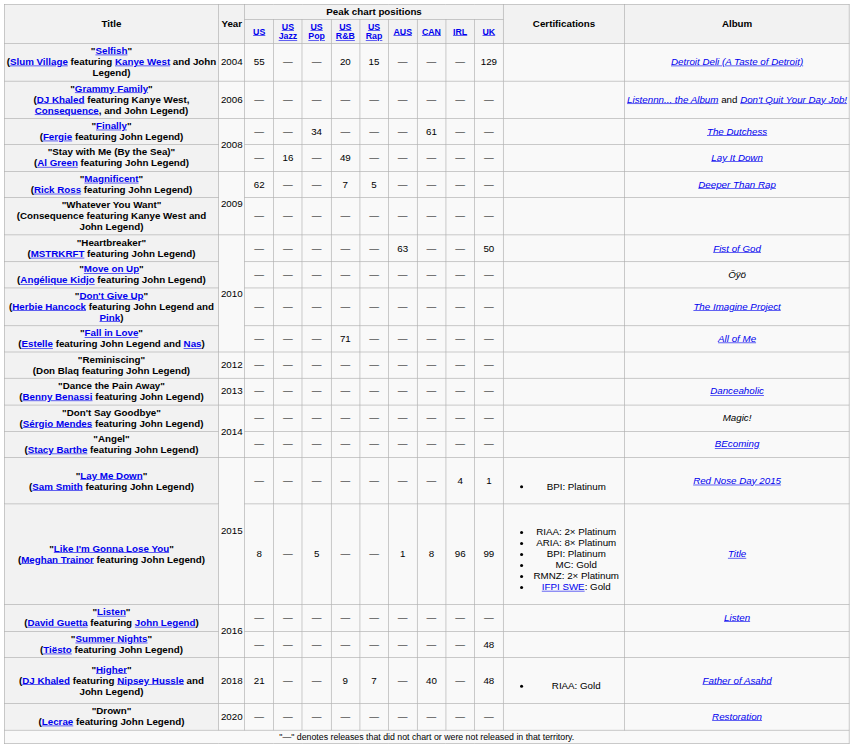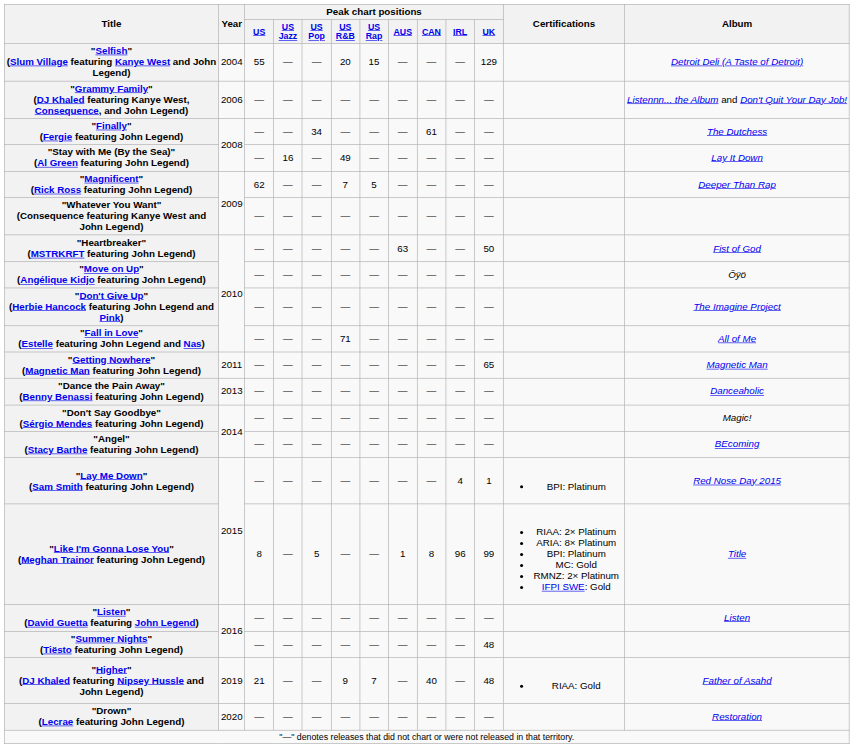+ row: (111, 365)
- row: (111, 365)
(232, 680) 2018 -> (232, 680) 2019
